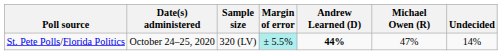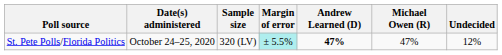(335, 41) 44% -> (335, 41) 47%
(472, 41) 14% -> (472, 41) 12%
